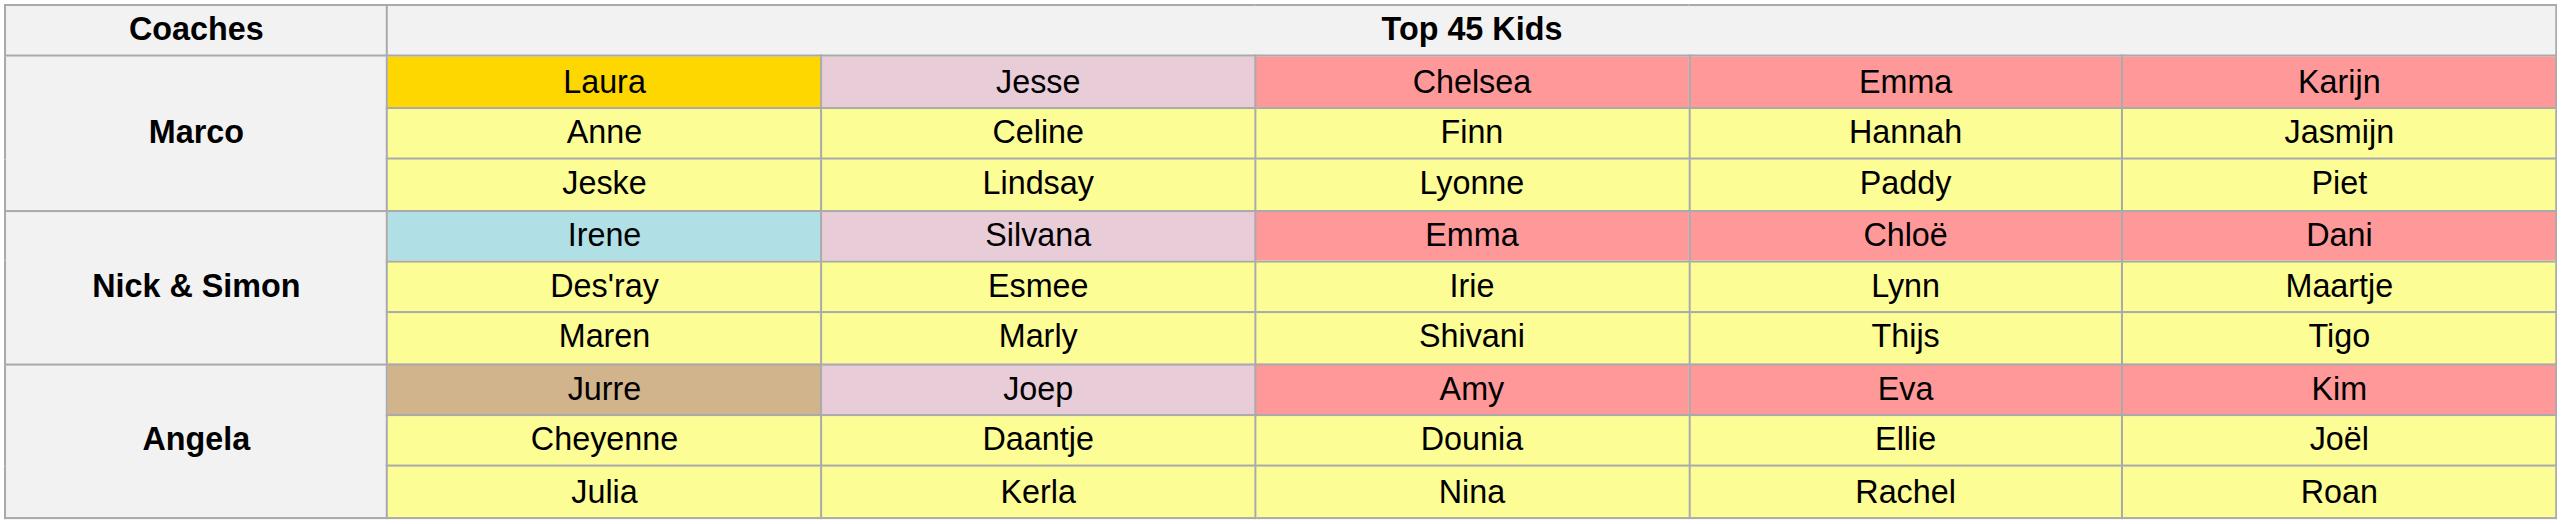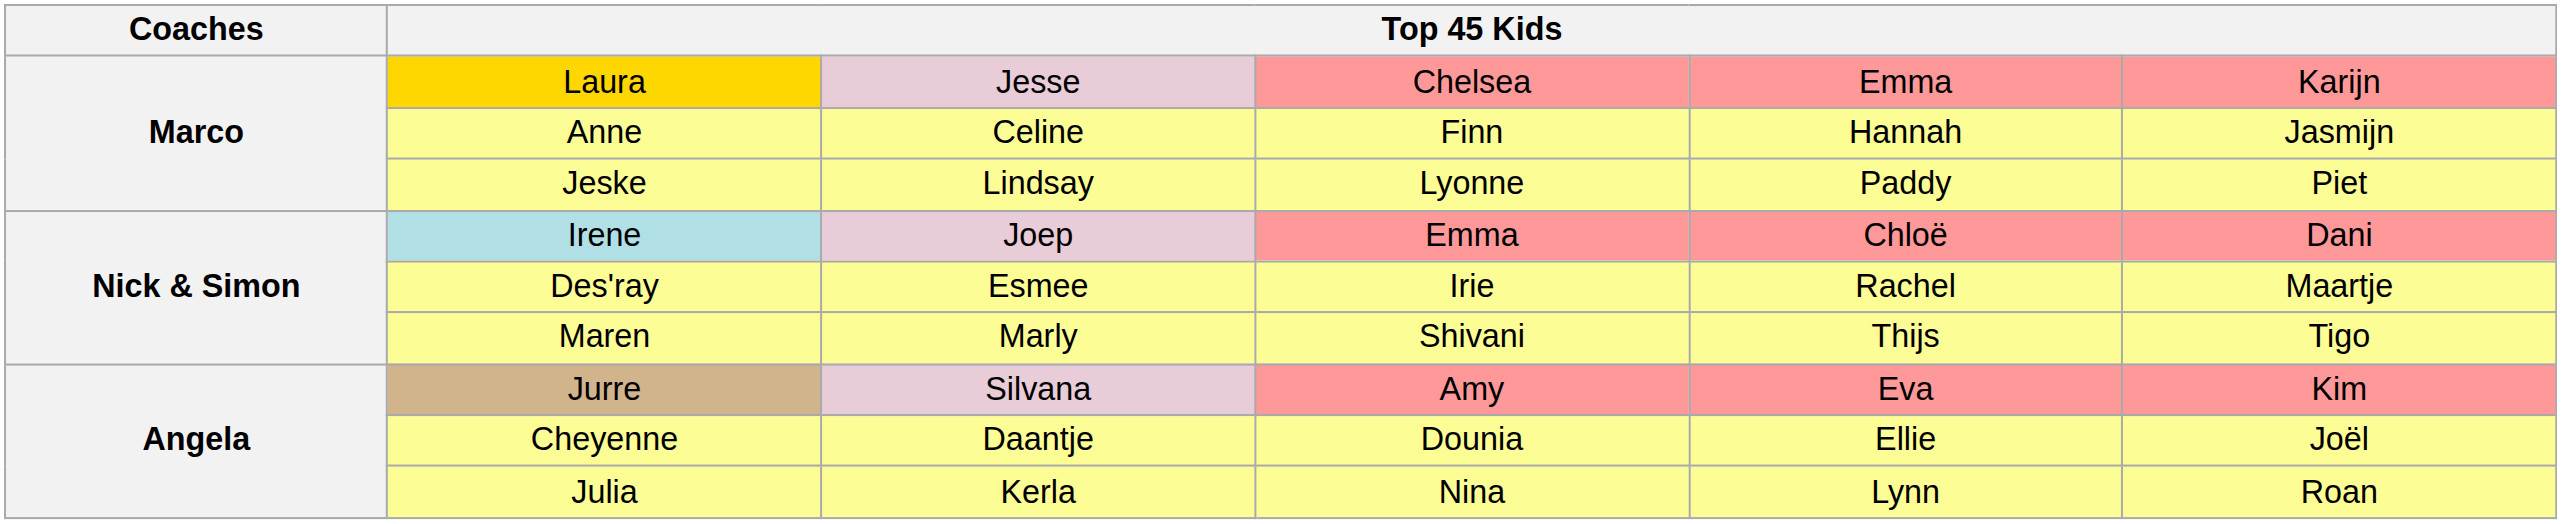(1038, 235) Silvana -> (1038, 235) Joep
(1906, 286) Lynn -> (1906, 286) Rachel
(1038, 388) Joep -> (1038, 388) Silvana
(1906, 491) Rachel -> (1906, 491) Lynn
